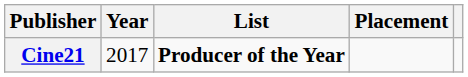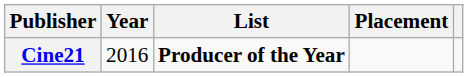(127, 54) 2017 -> (127, 54) 2016
